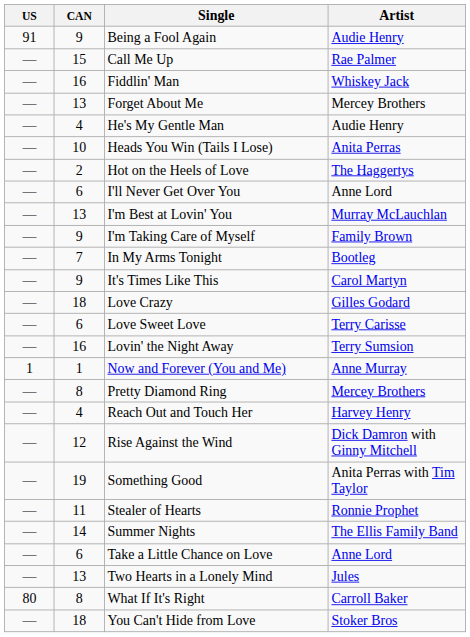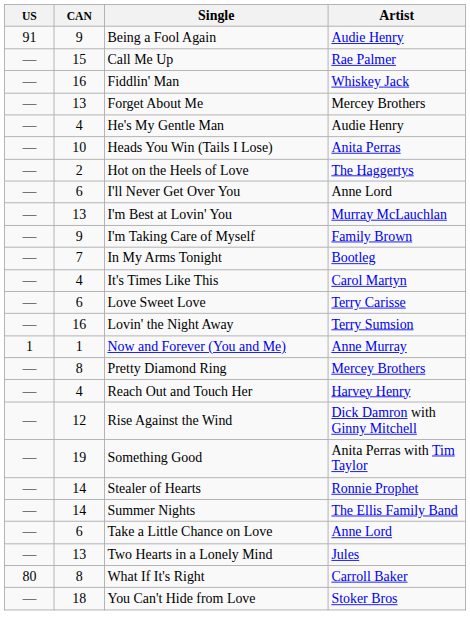(79, 280) 9 -> (79, 280) 4
- row: (140, 302)
(79, 510) 11 -> (79, 488) 14
